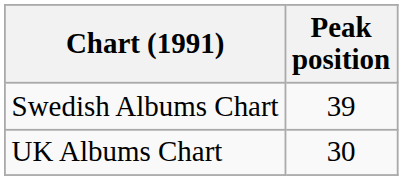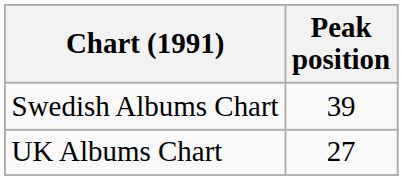(341, 151) 30 -> (341, 151) 27
